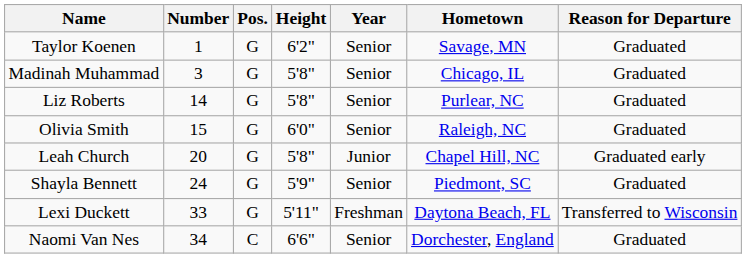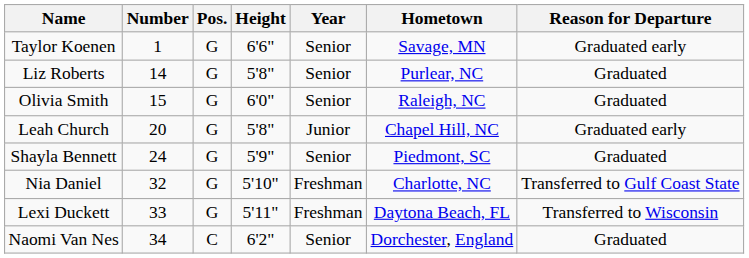(301, 45) 6'2" -> (261, 45) 6'6"
(650, 45) Graduated -> (630, 45) Graduated early
- row: (84, 73)
+ row: (64, 184)
(301, 239) 6'6" -> (261, 239) 6'2"
